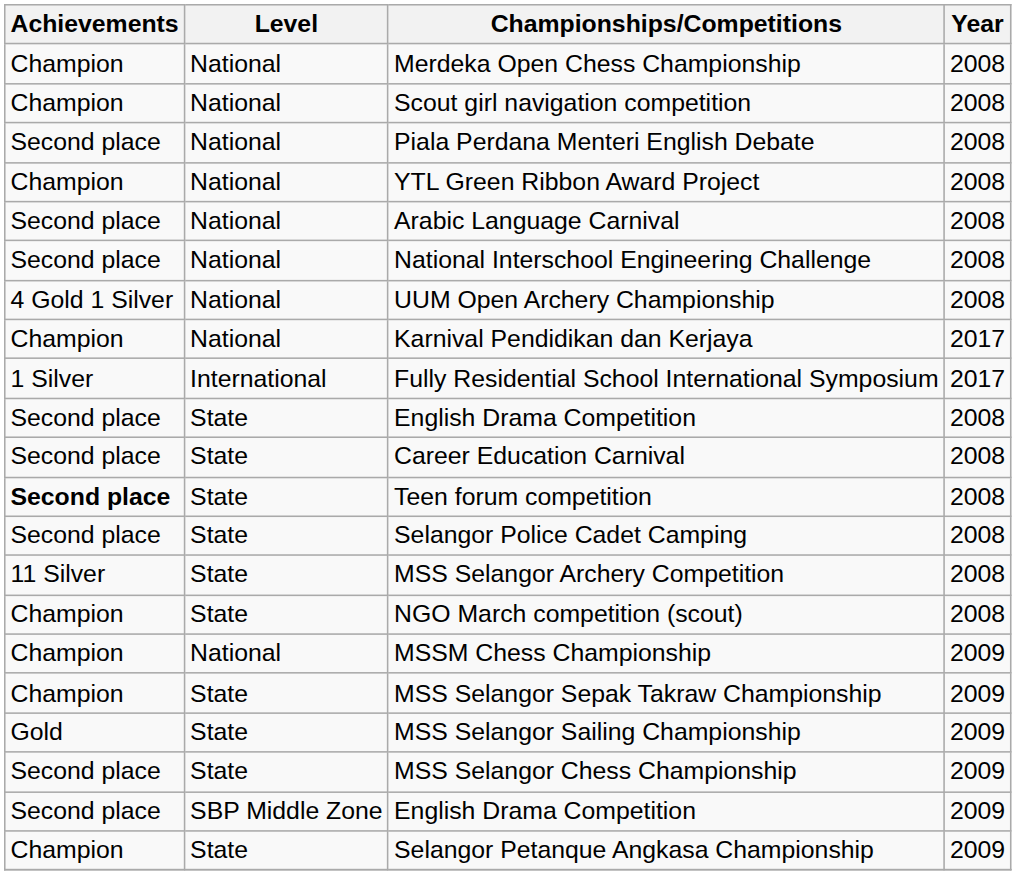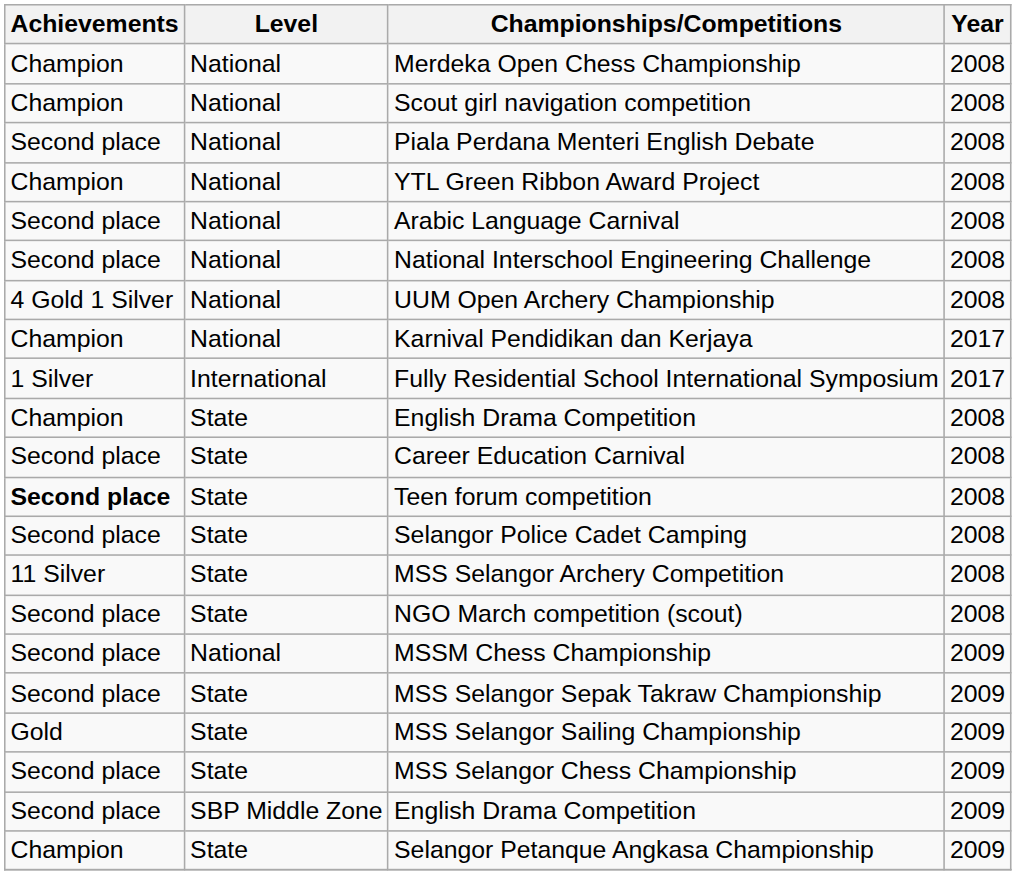(86, 417) Second place -> (67, 417) Champion
(67, 614) Champion -> (86, 614) Second place
(67, 653) Champion -> (86, 653) Second place
(67, 692) Champion -> (86, 692) Second place
